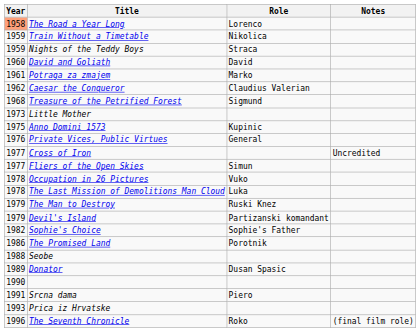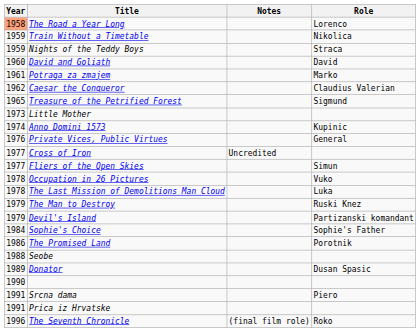columns swapped: (279, 11) <-> (373, 11)
(16, 101) 1968 -> (16, 101) 1965
(16, 127) 1975 -> (16, 127) 1974
(16, 230) 1982 -> (16, 230) 1984
(16, 308) 1993 -> (16, 308) 1991
